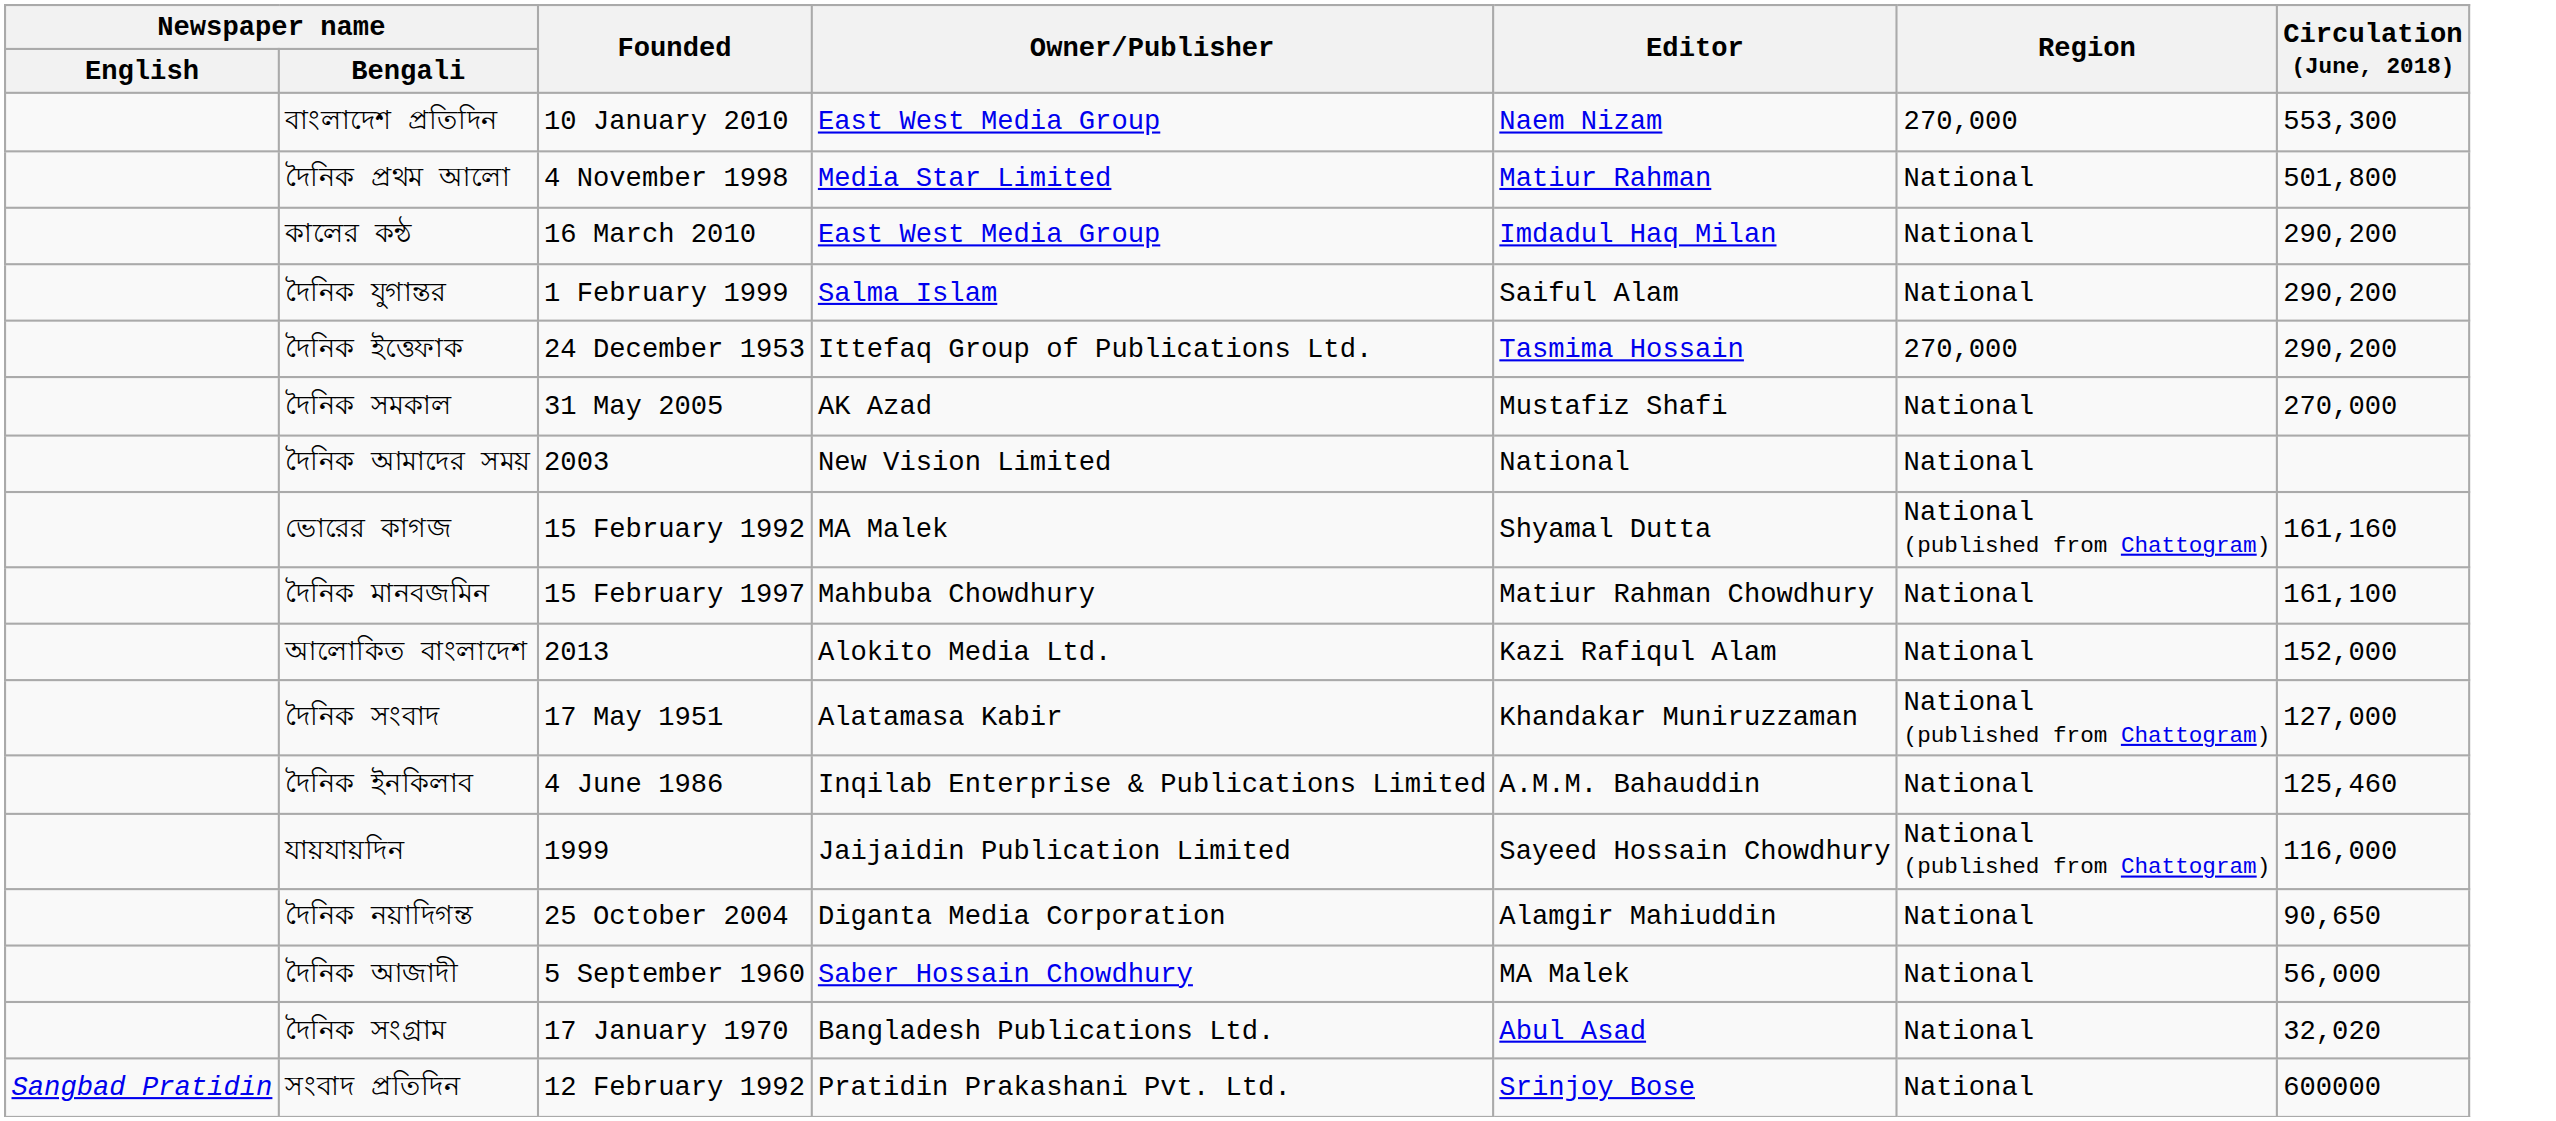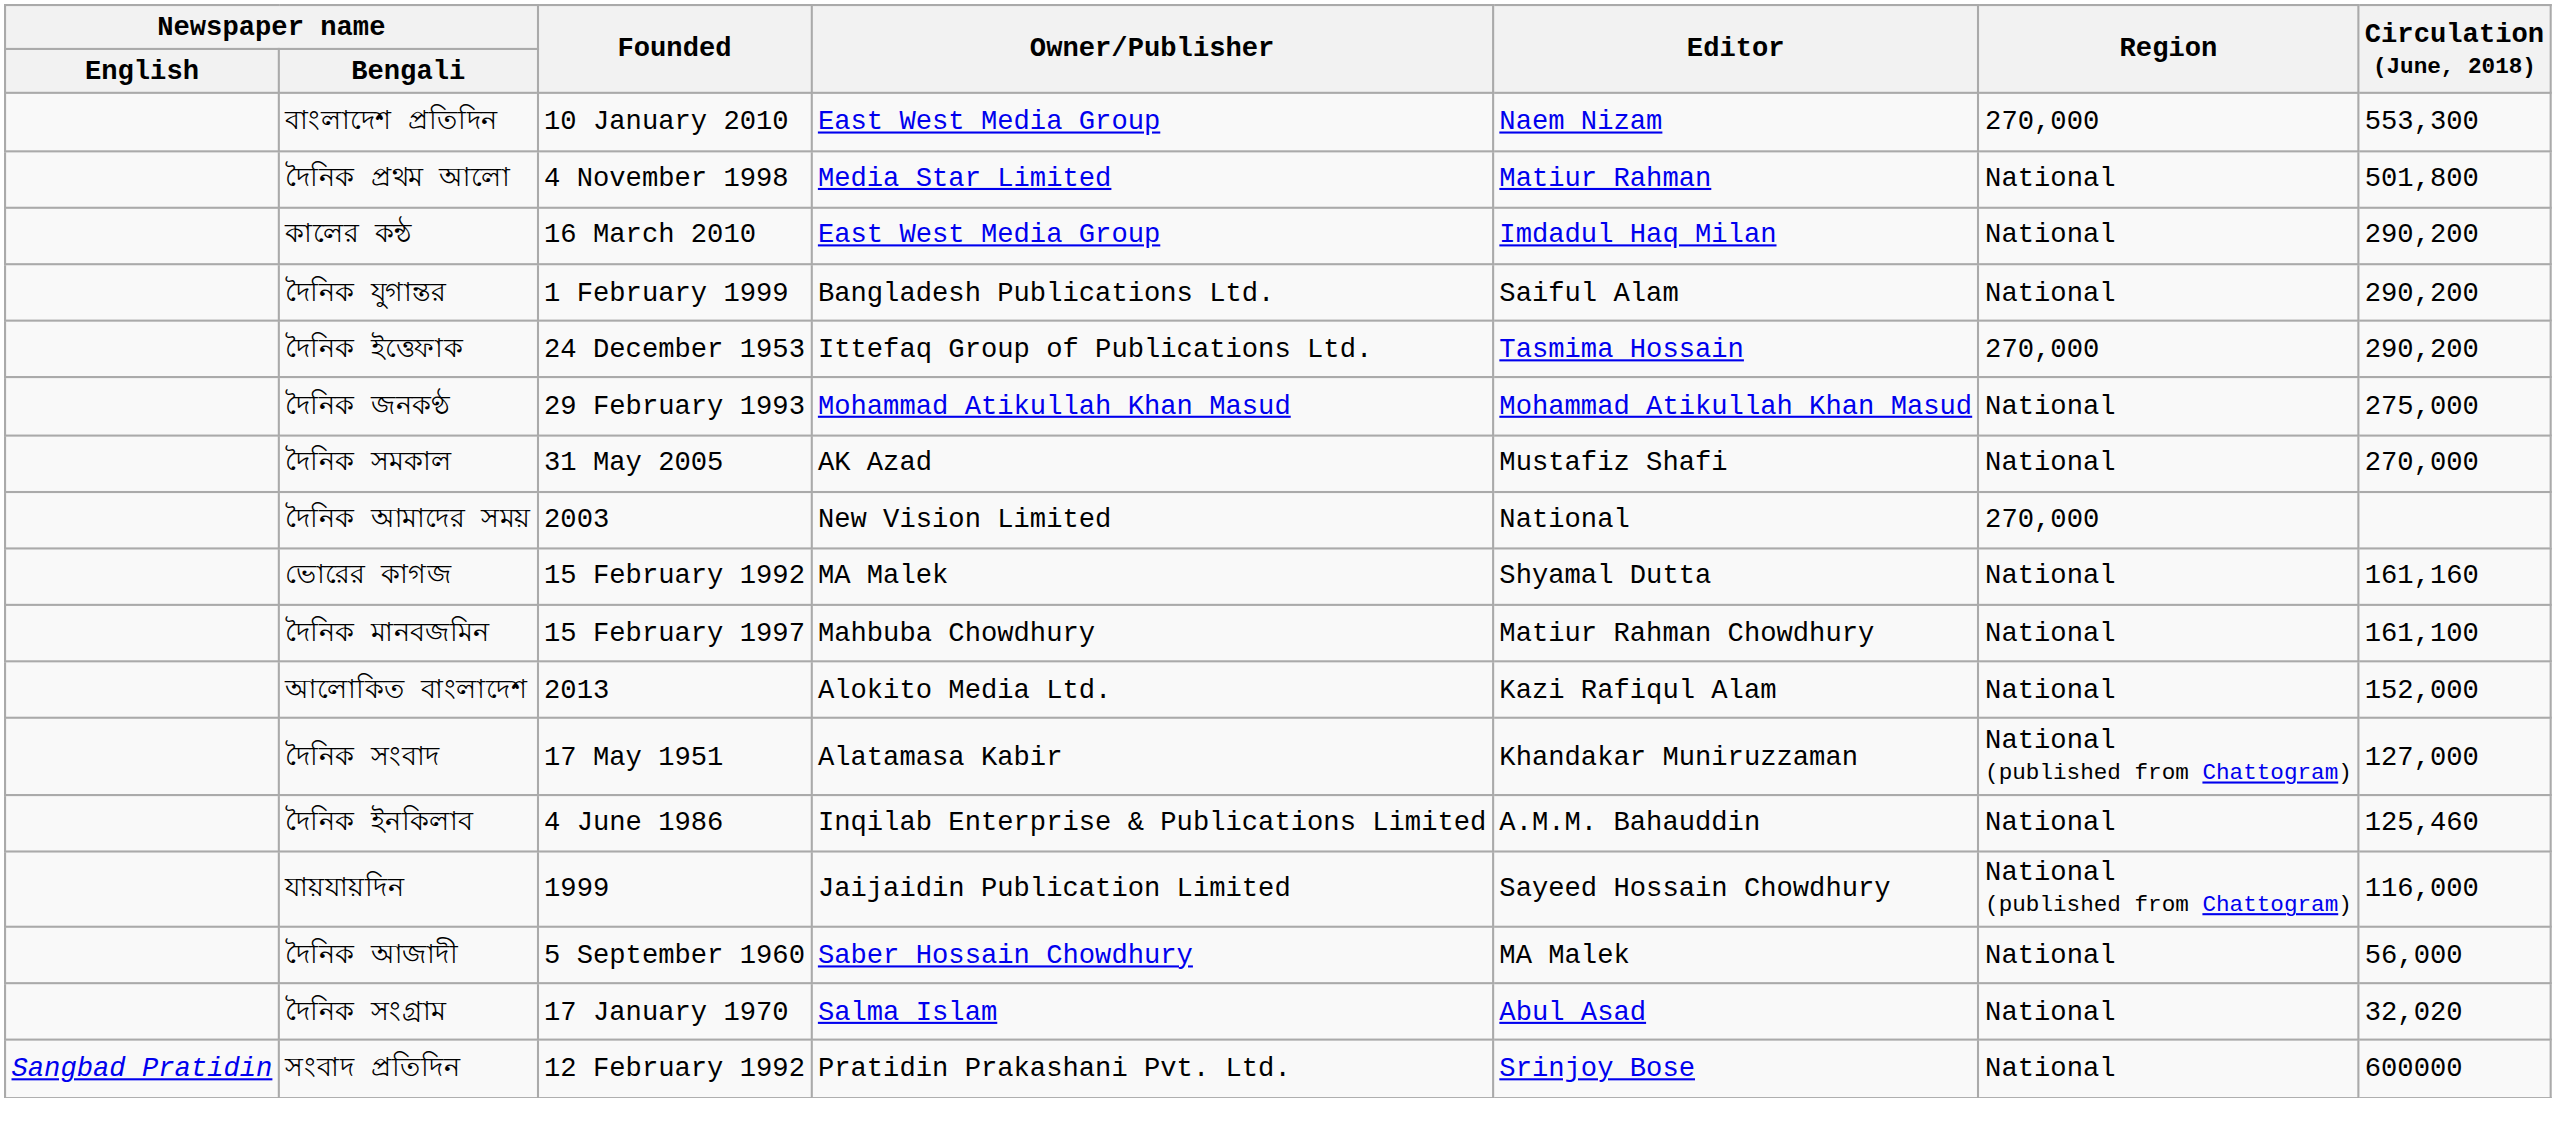(908, 292) Salma Islam -> (1046, 292) Bangladesh Publications Ltd.
+ row: (368, 406)
(1969, 463) National -> (2042, 520) 270,000
(2087, 528) National (published from Chattogram) -> (2050, 577) National
- row: (379, 917)
(1046, 1031) Bangladesh Publications Ltd. -> (908, 1012) Salma Islam
